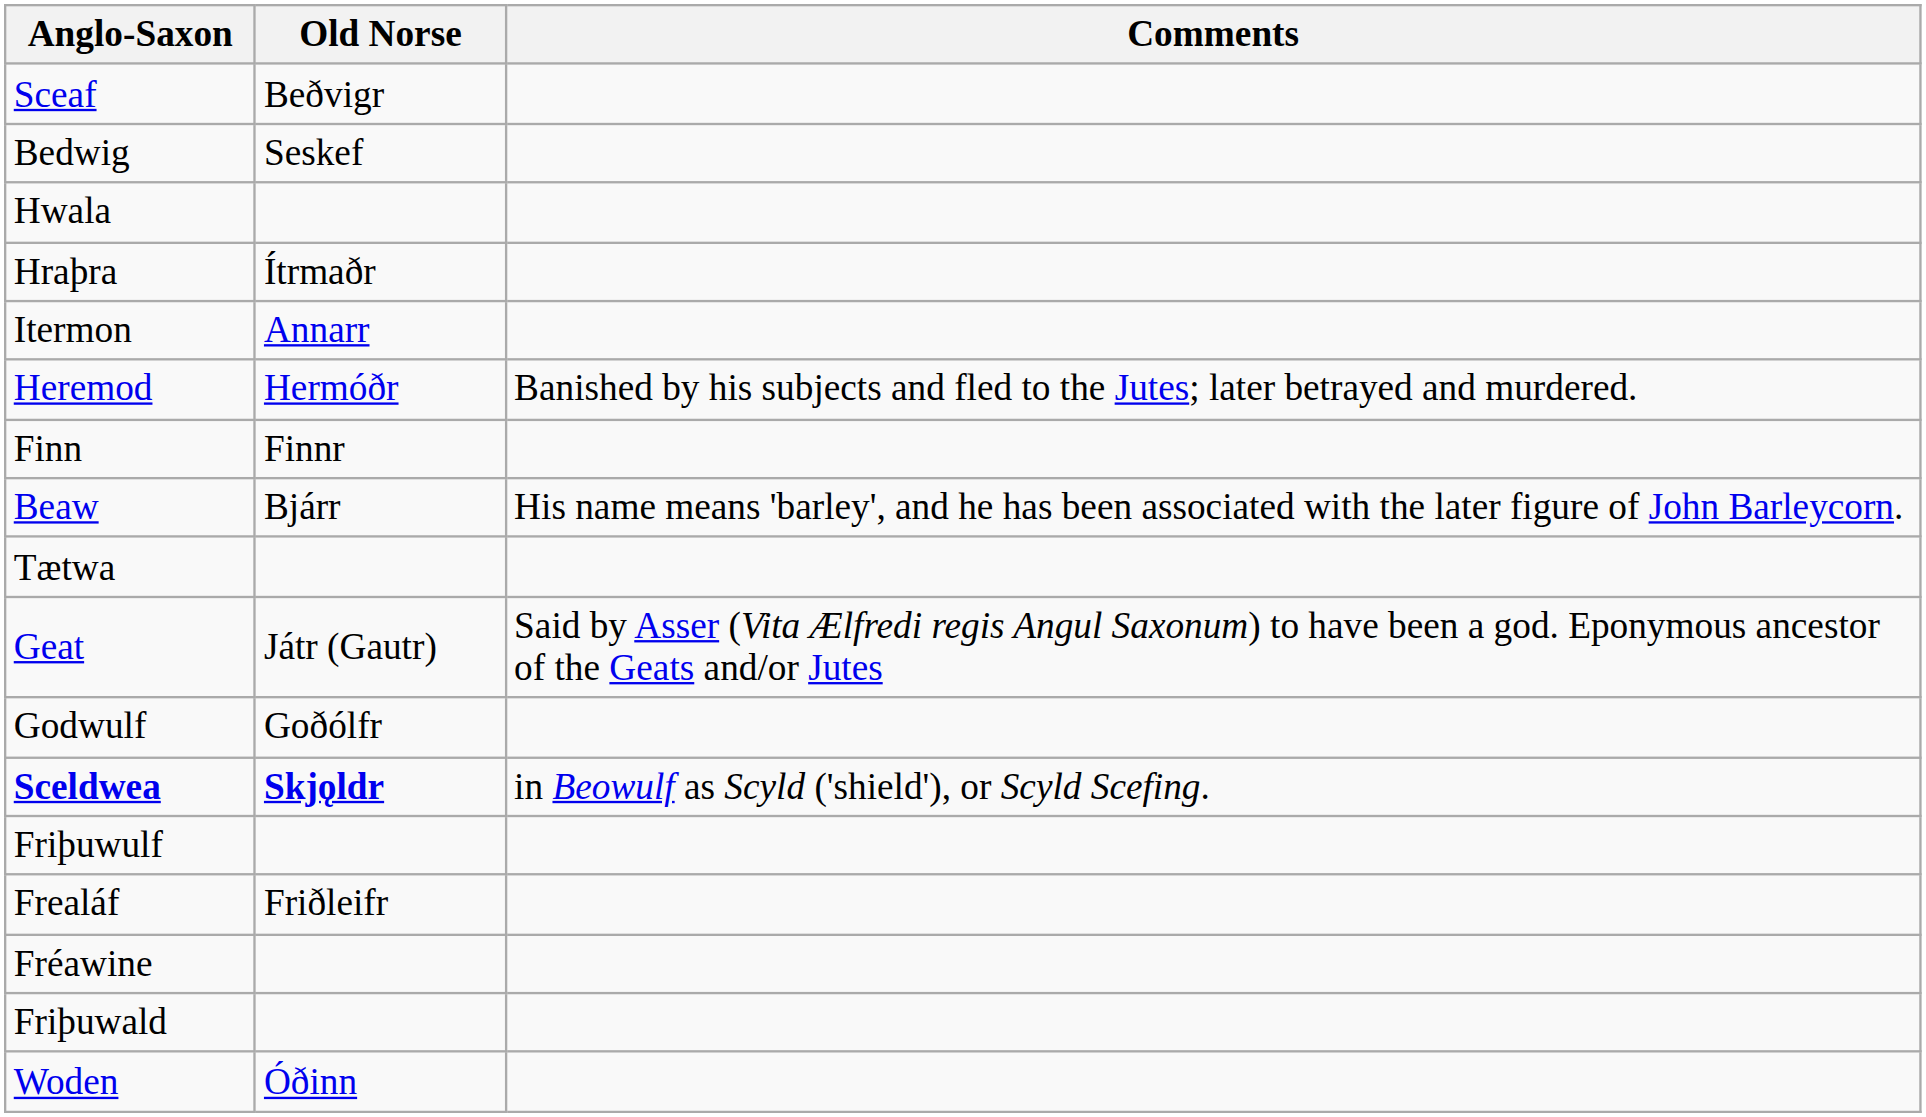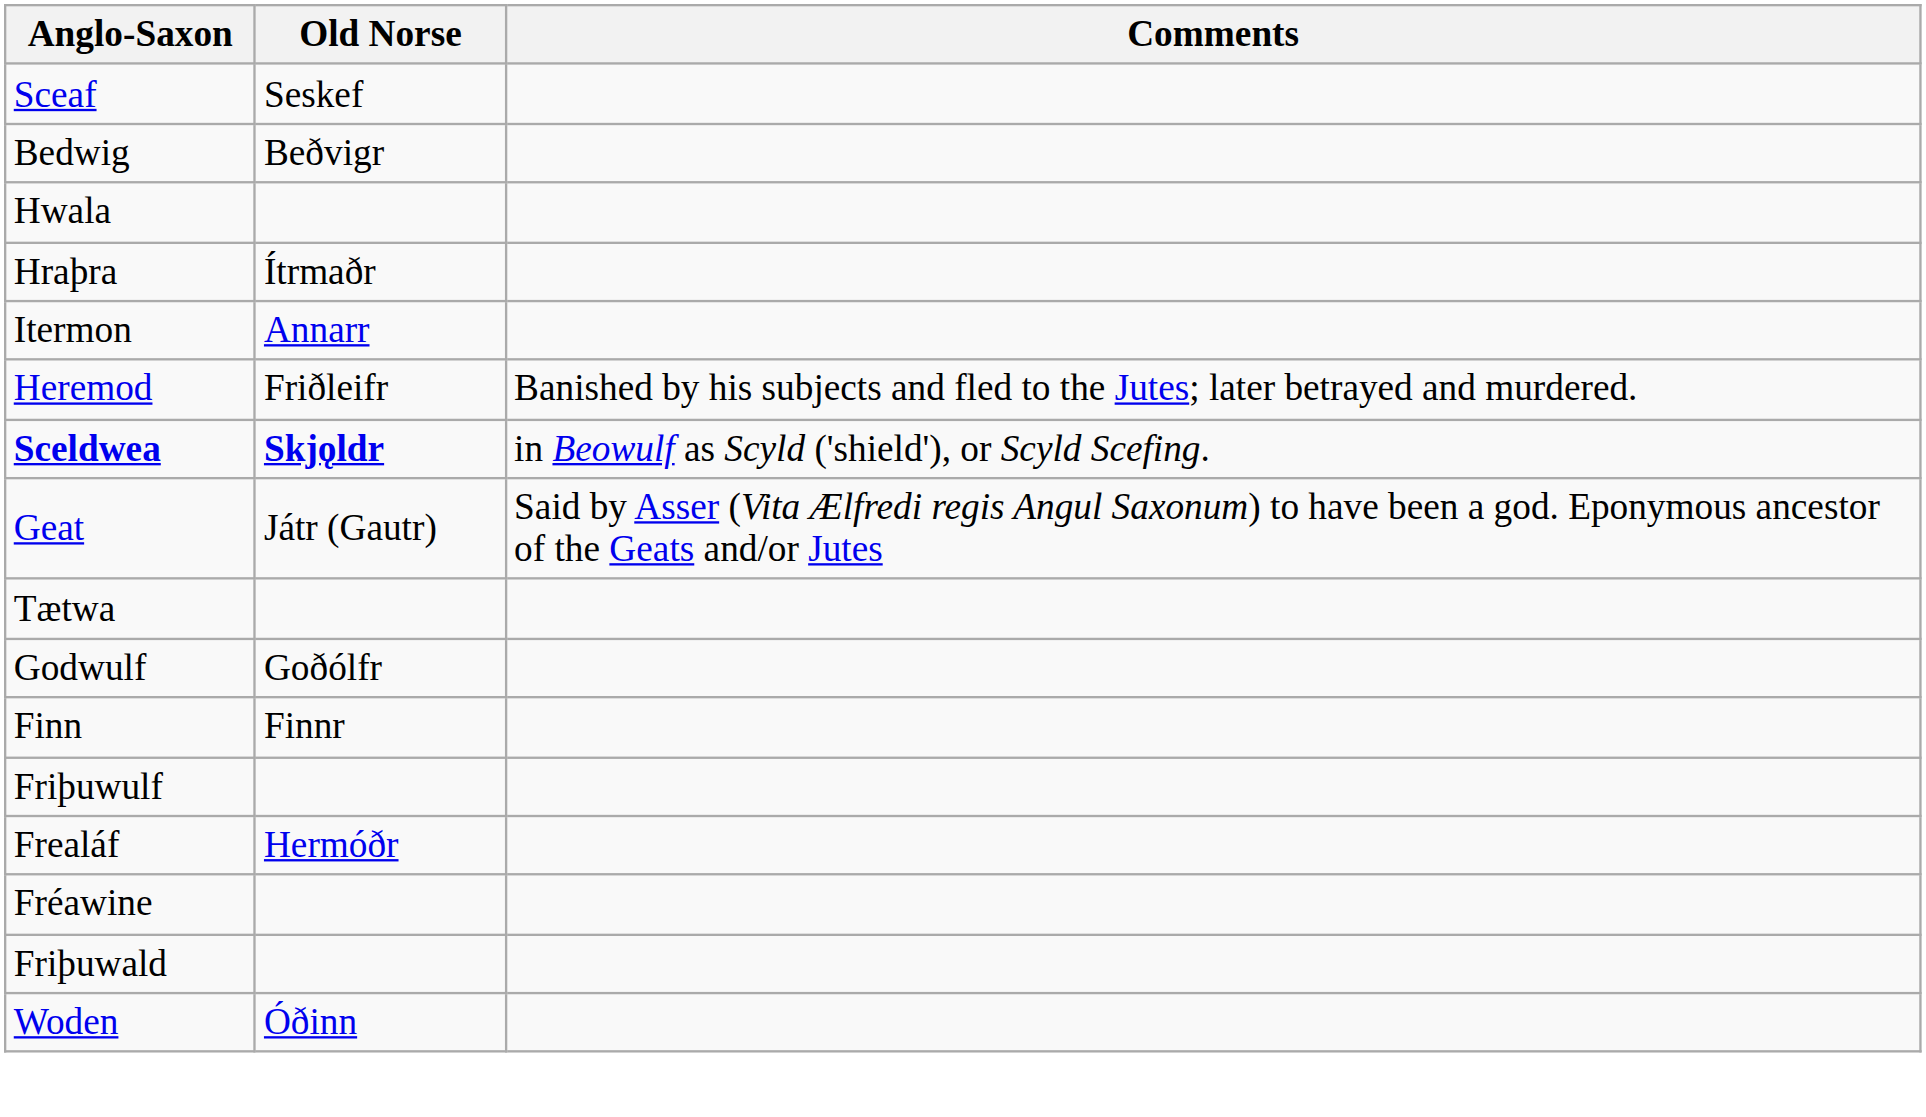(324, 93) Beðvigr -> (314, 93) Seskef
(314, 152) Seskef -> (324, 152) Beðvigr
(331, 388) Hermóðr -> (326, 388) Friðleifr
rows swapped: (87, 785) <-> (48, 447)
- row: (56, 507)
rows swapped: (64, 566) <-> (49, 646)
(326, 903) Friðleifr -> (331, 844) Hermóðr
